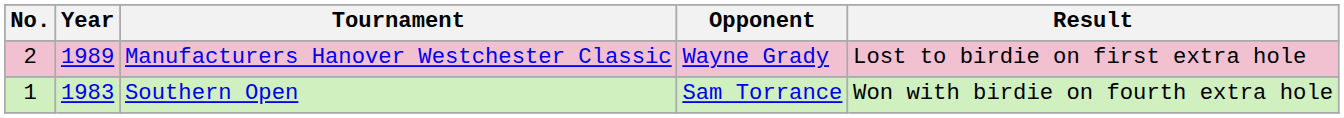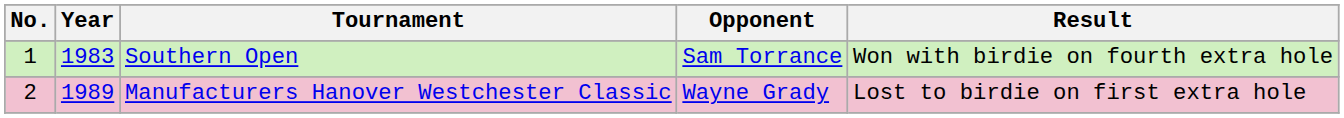rows swapped: (212, 95) <-> (398, 59)
